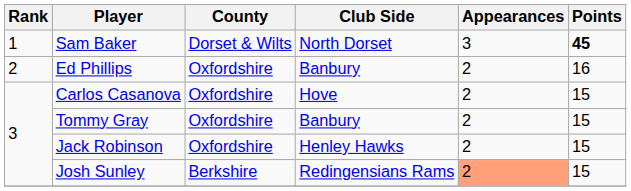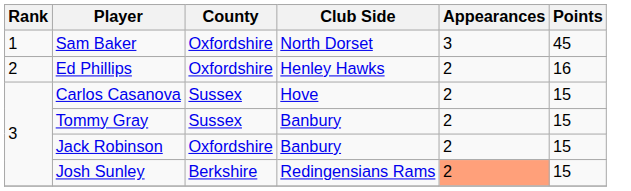(240, 43) Dorset & Wilts -> (231, 43) Oxfordshire
(581, 43) bold -> (562, 43) normal
(330, 69) Banbury -> (332, 69) Henley Hawks
(231, 95) Oxfordshire -> (215, 95) Sussex
(231, 120) Oxfordshire -> (215, 120) Sussex
(351, 146) Henley Hawks -> (311, 146) Banbury
